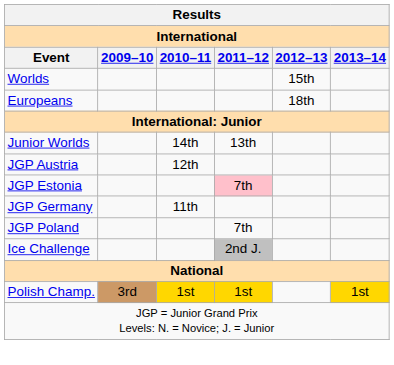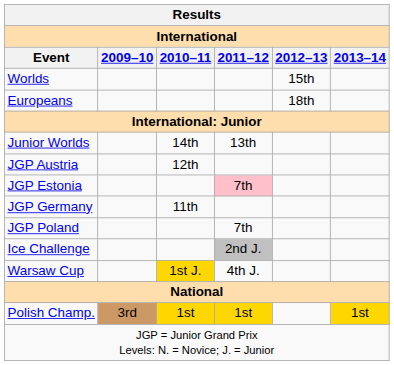+ row: (46, 270)
